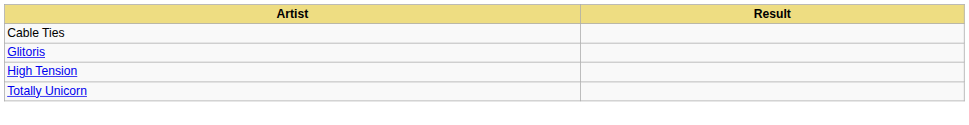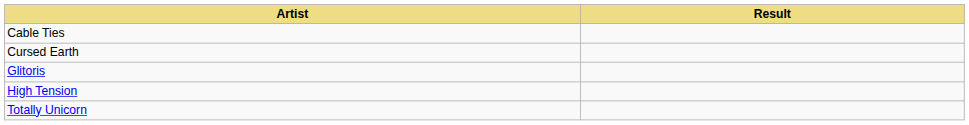+ row: (43, 52)
